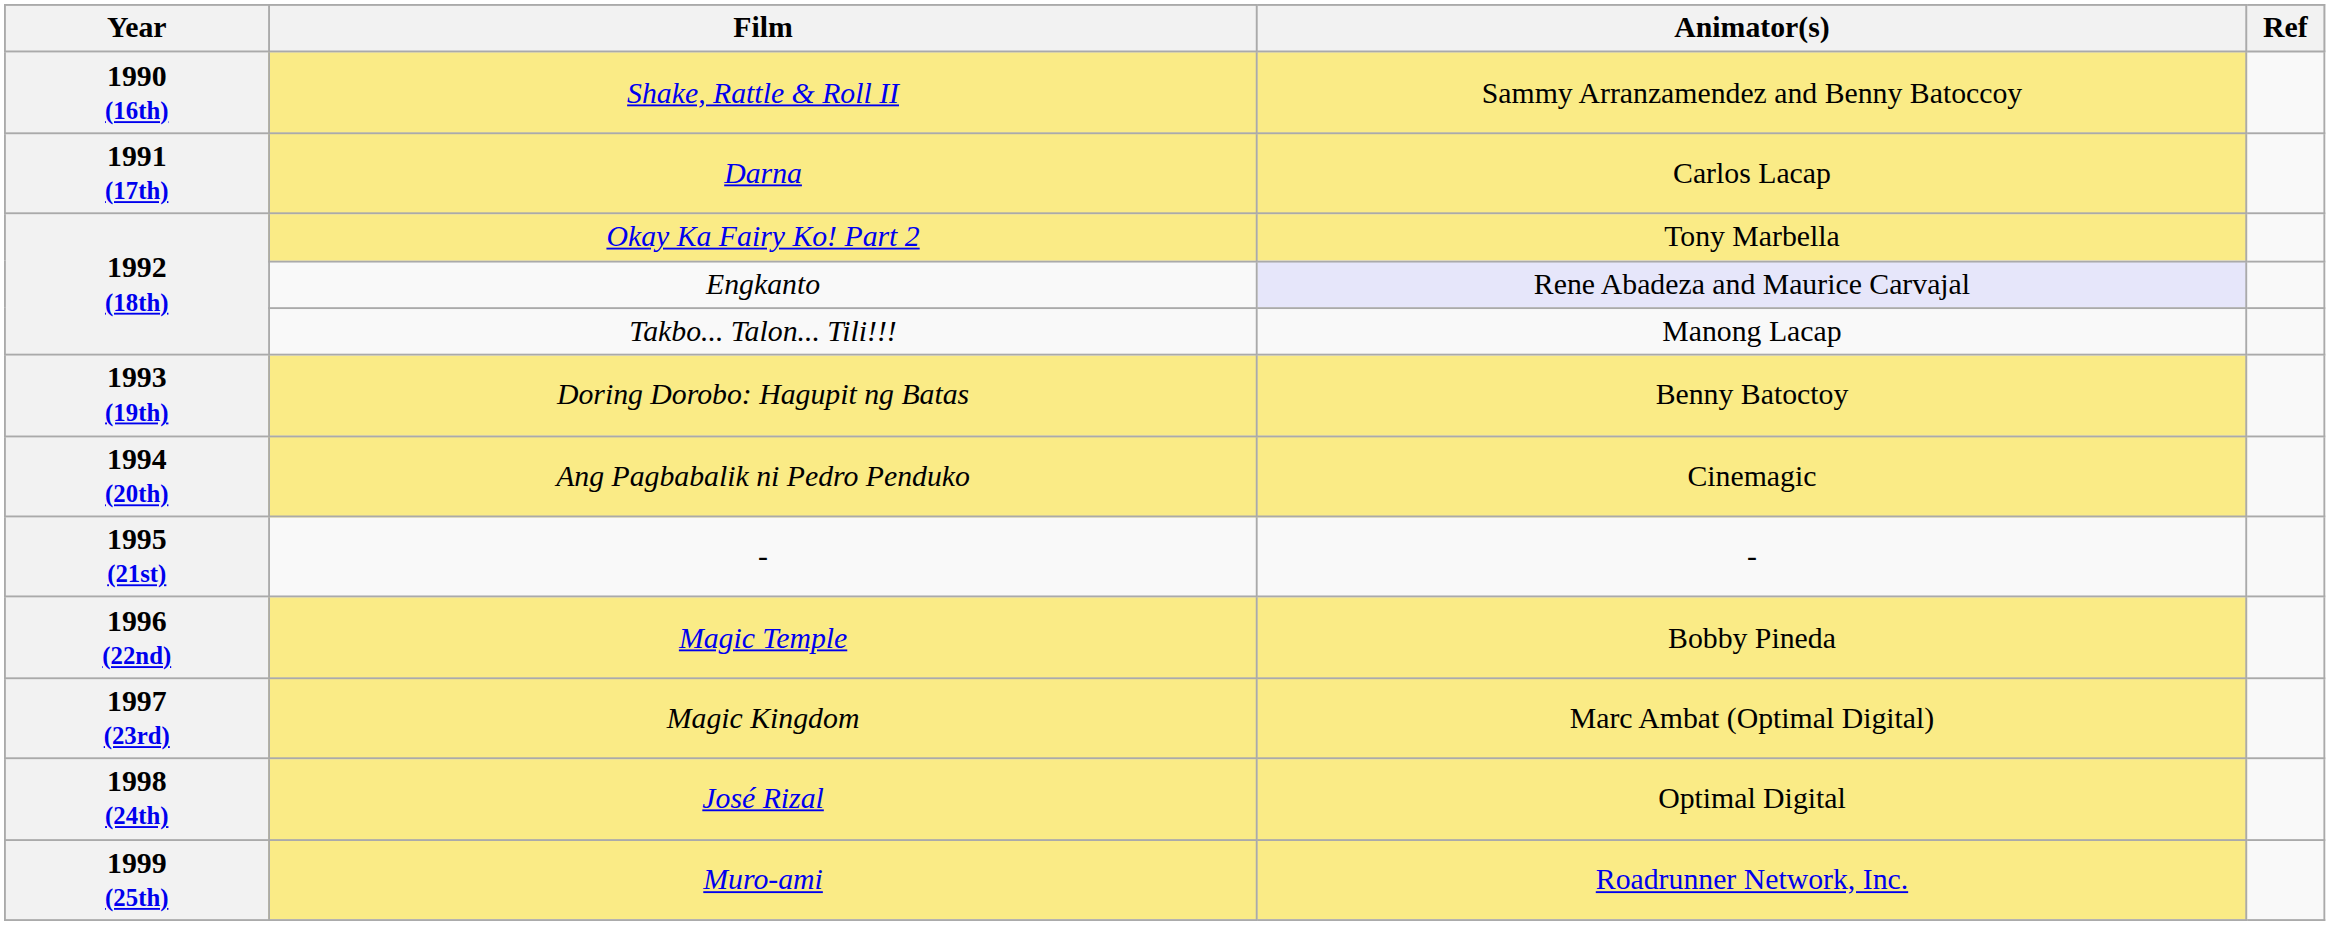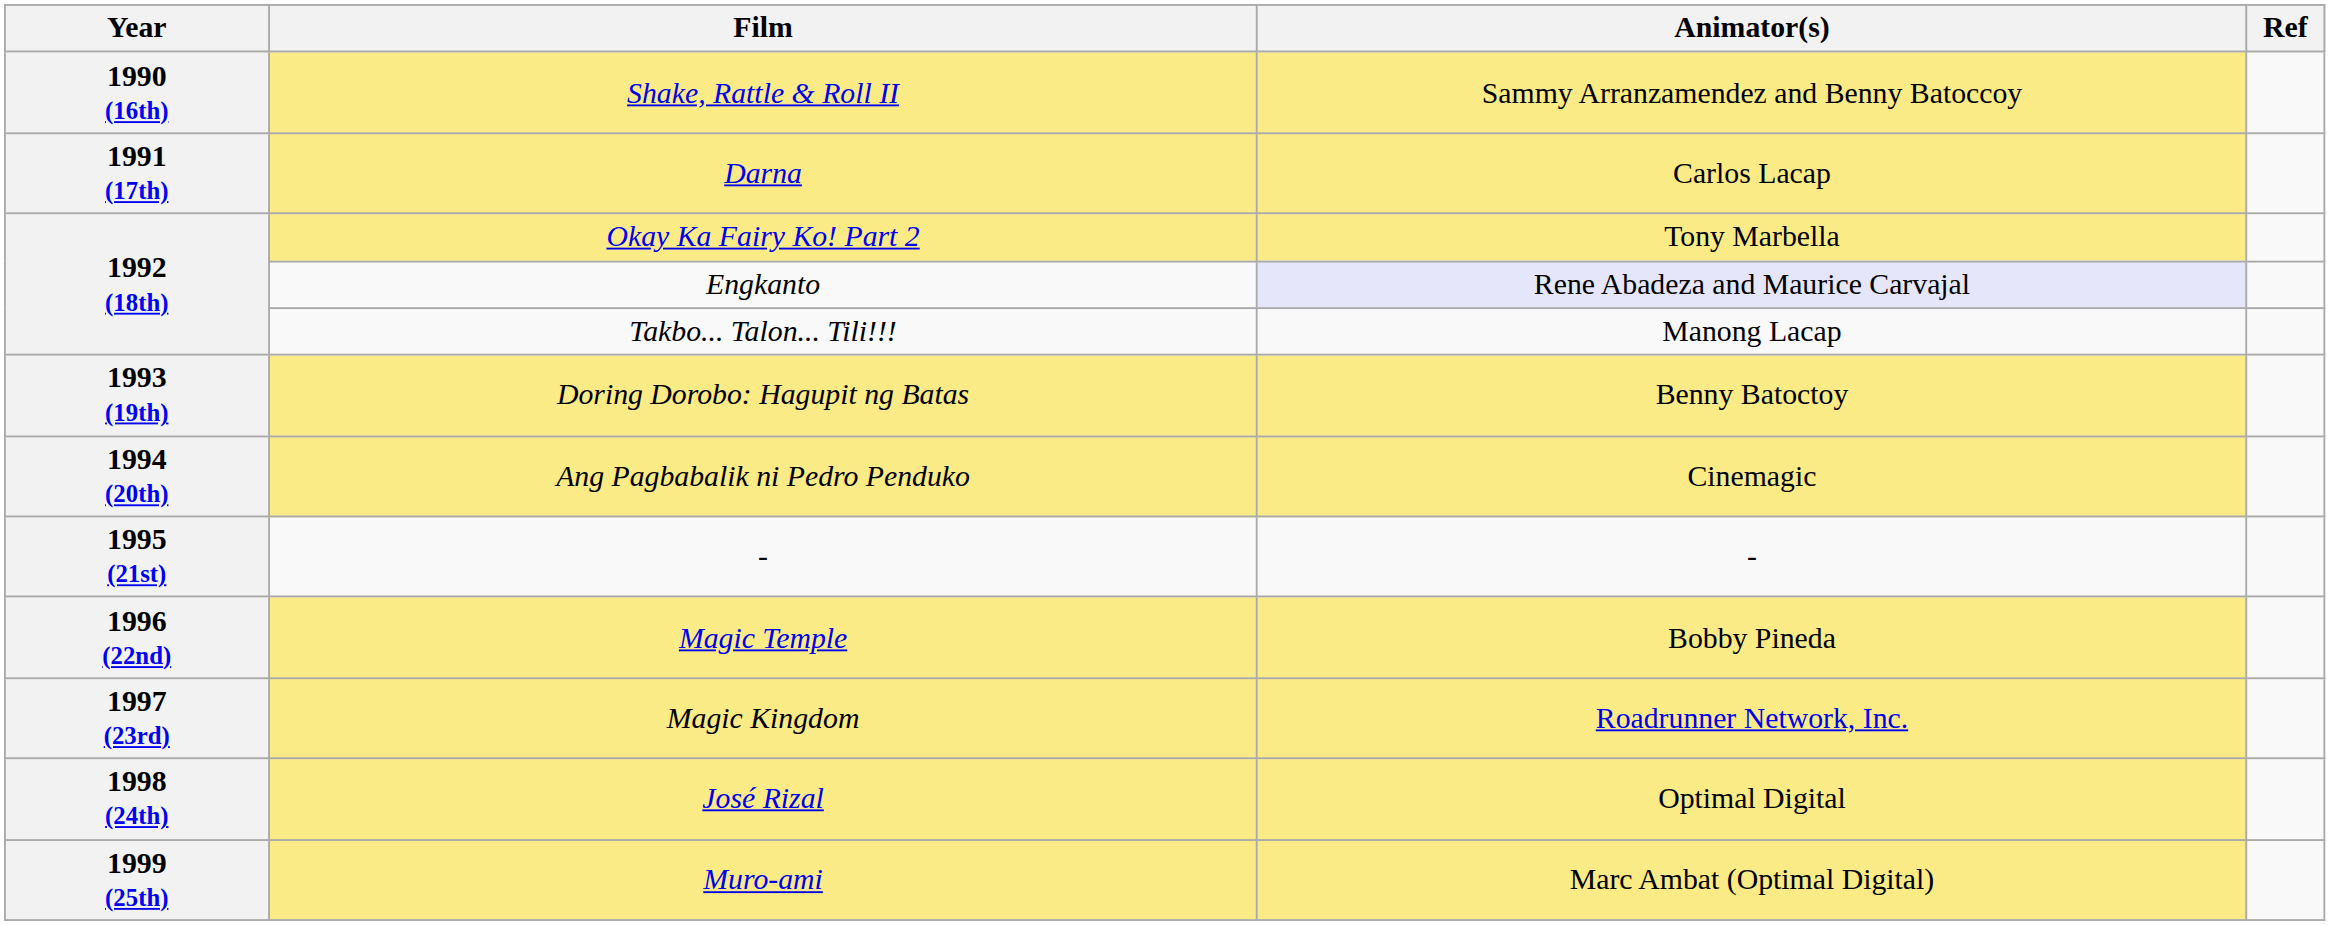(1752, 717) Marc Ambat (Optimal Digital) -> (1752, 717) Roadrunner Network, Inc.
(1752, 879) Roadrunner Network, Inc. -> (1752, 879) Marc Ambat (Optimal Digital)
